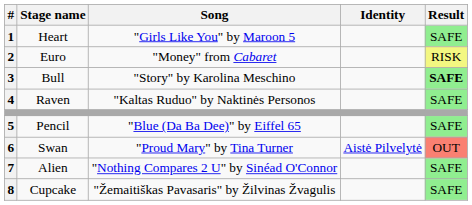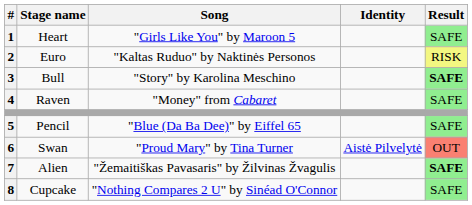(214, 57) "Money" from Cabaret -> (214, 57) "Kaltas Ruduo" by Naktinės Personos
(214, 99) "Kaltas Ruduo" by Naktinės Personos -> (214, 99) "Money" from Cabaret
(214, 168) "Nothing Compares 2 U" by Sinéad O'Connor -> (214, 168) "Žemaitiškas Pavasaris" by Žilvinas Žvagulis
(446, 168) normal -> (446, 168) bold
(214, 189) "Žemaitiškas Pavasaris" by Žilvinas Žvagulis -> (214, 189) "Nothing Compares 2 U" by Sinéad O'Connor
